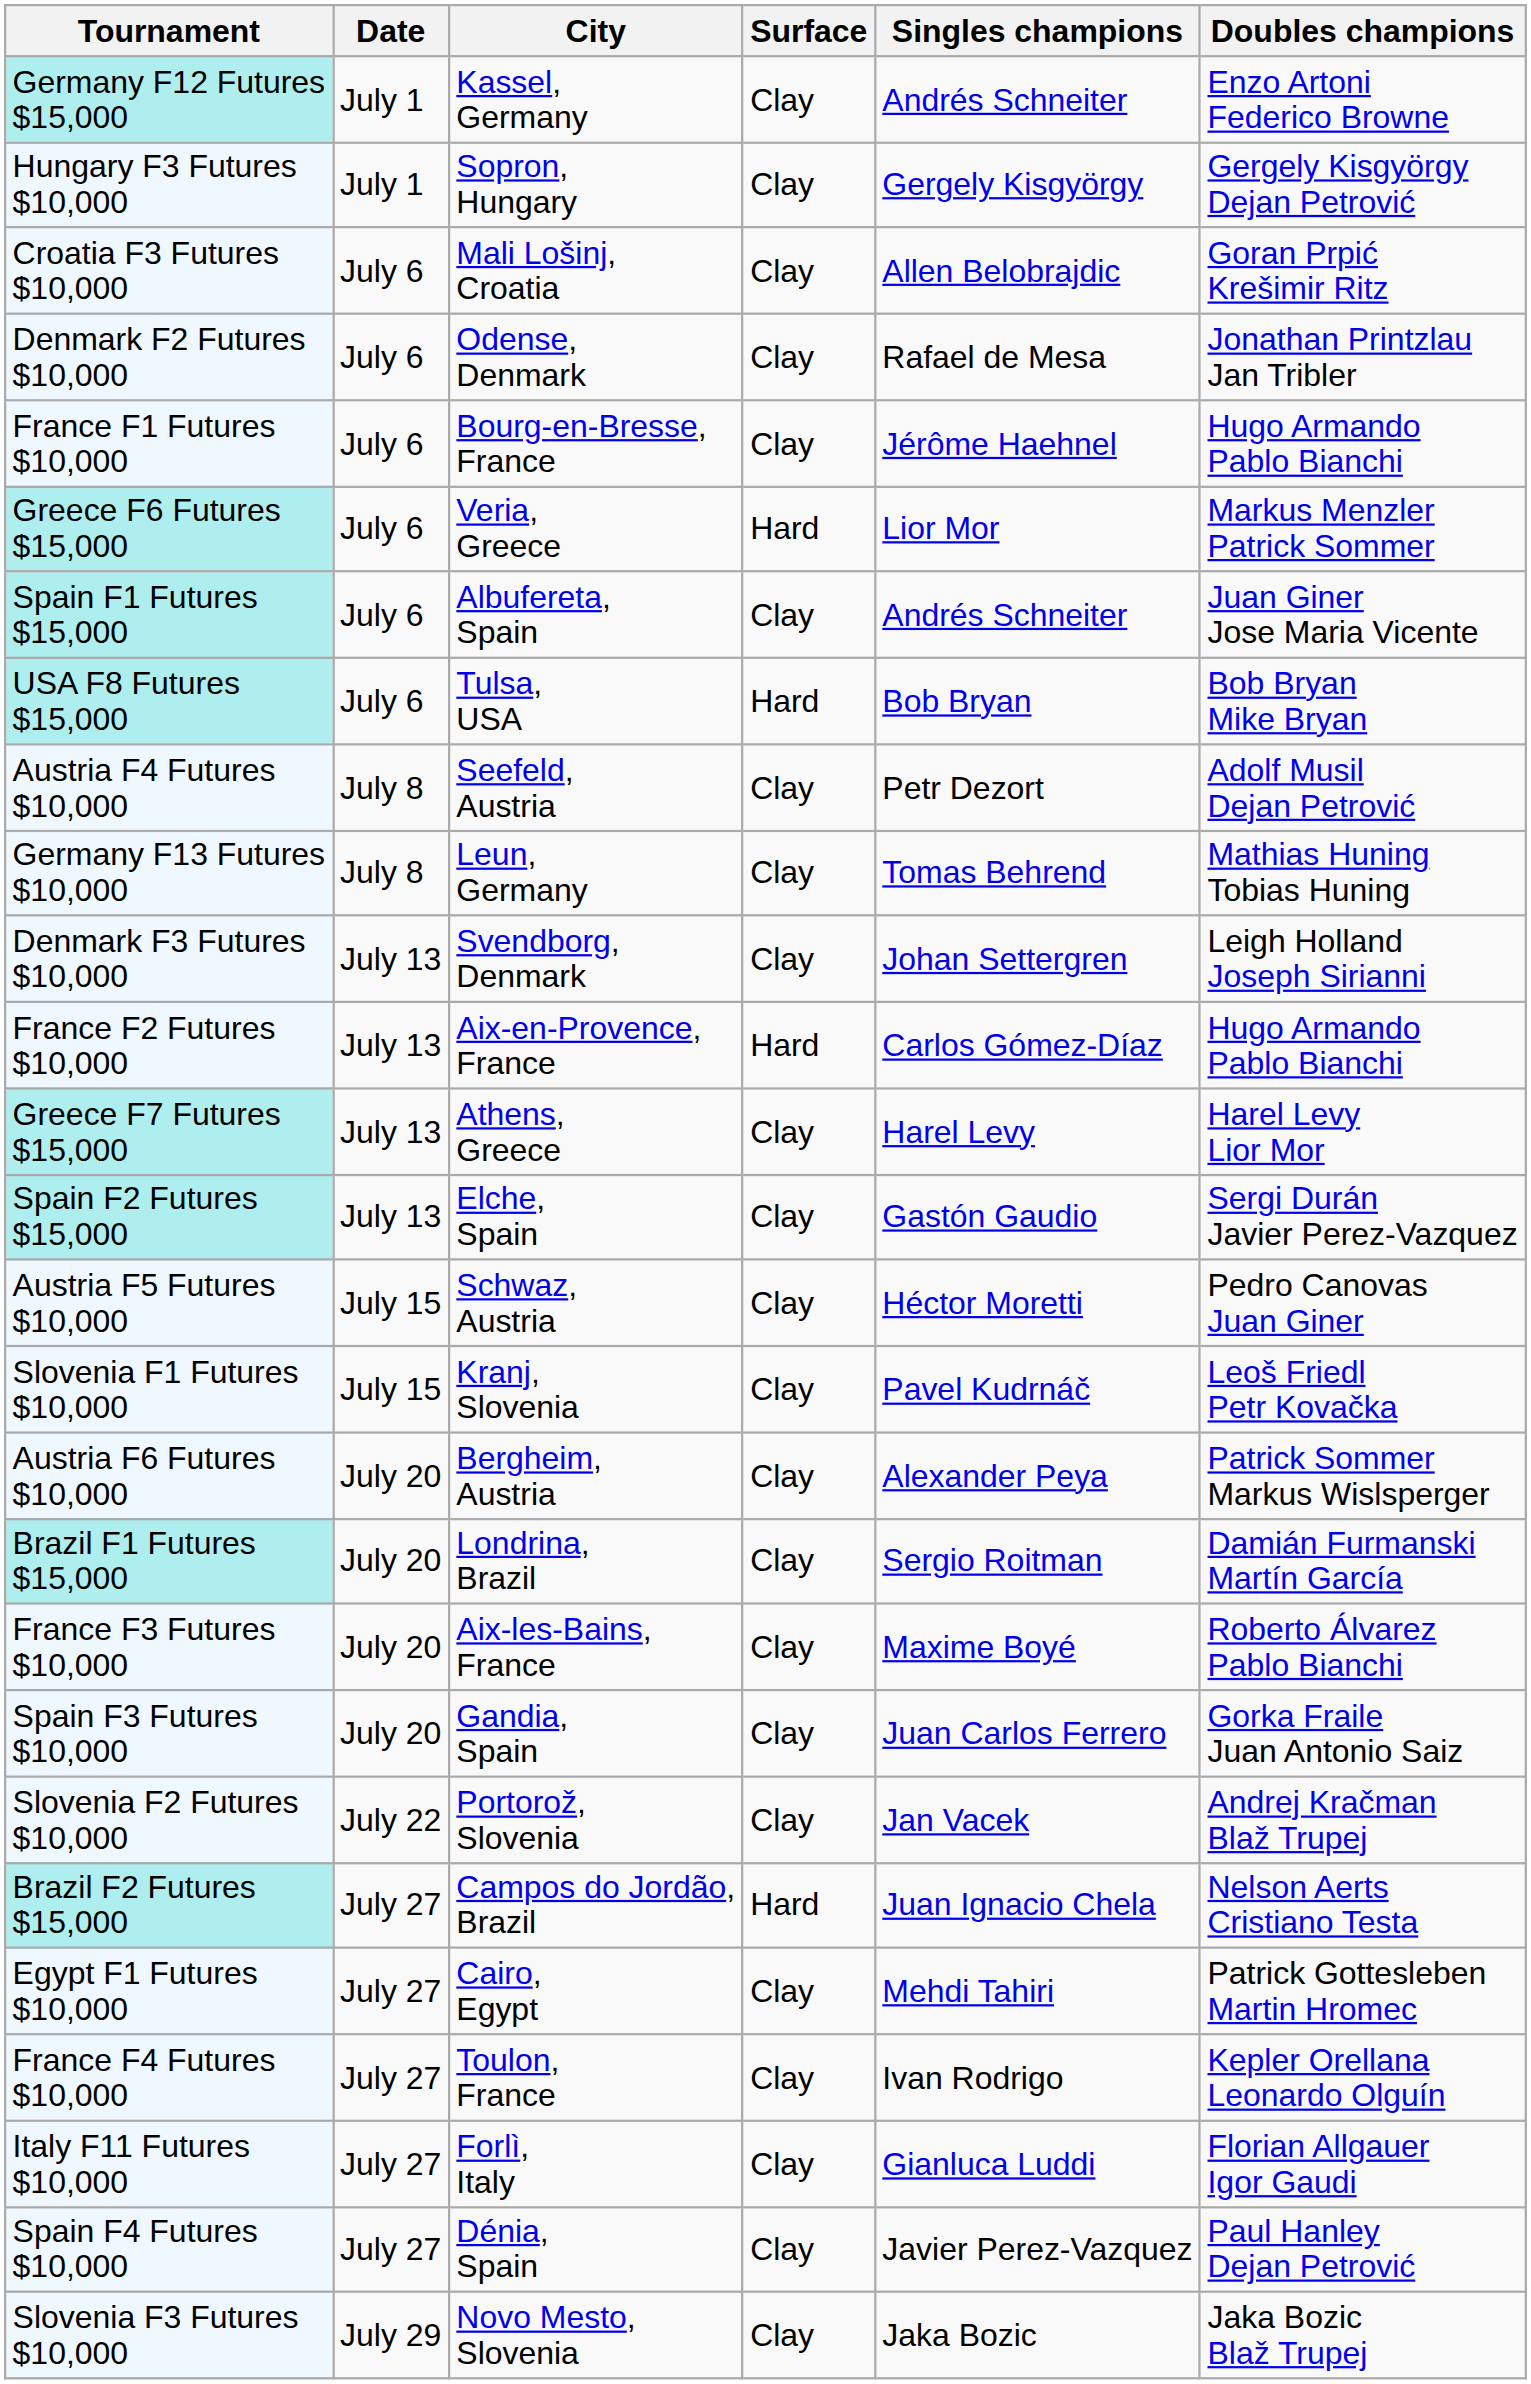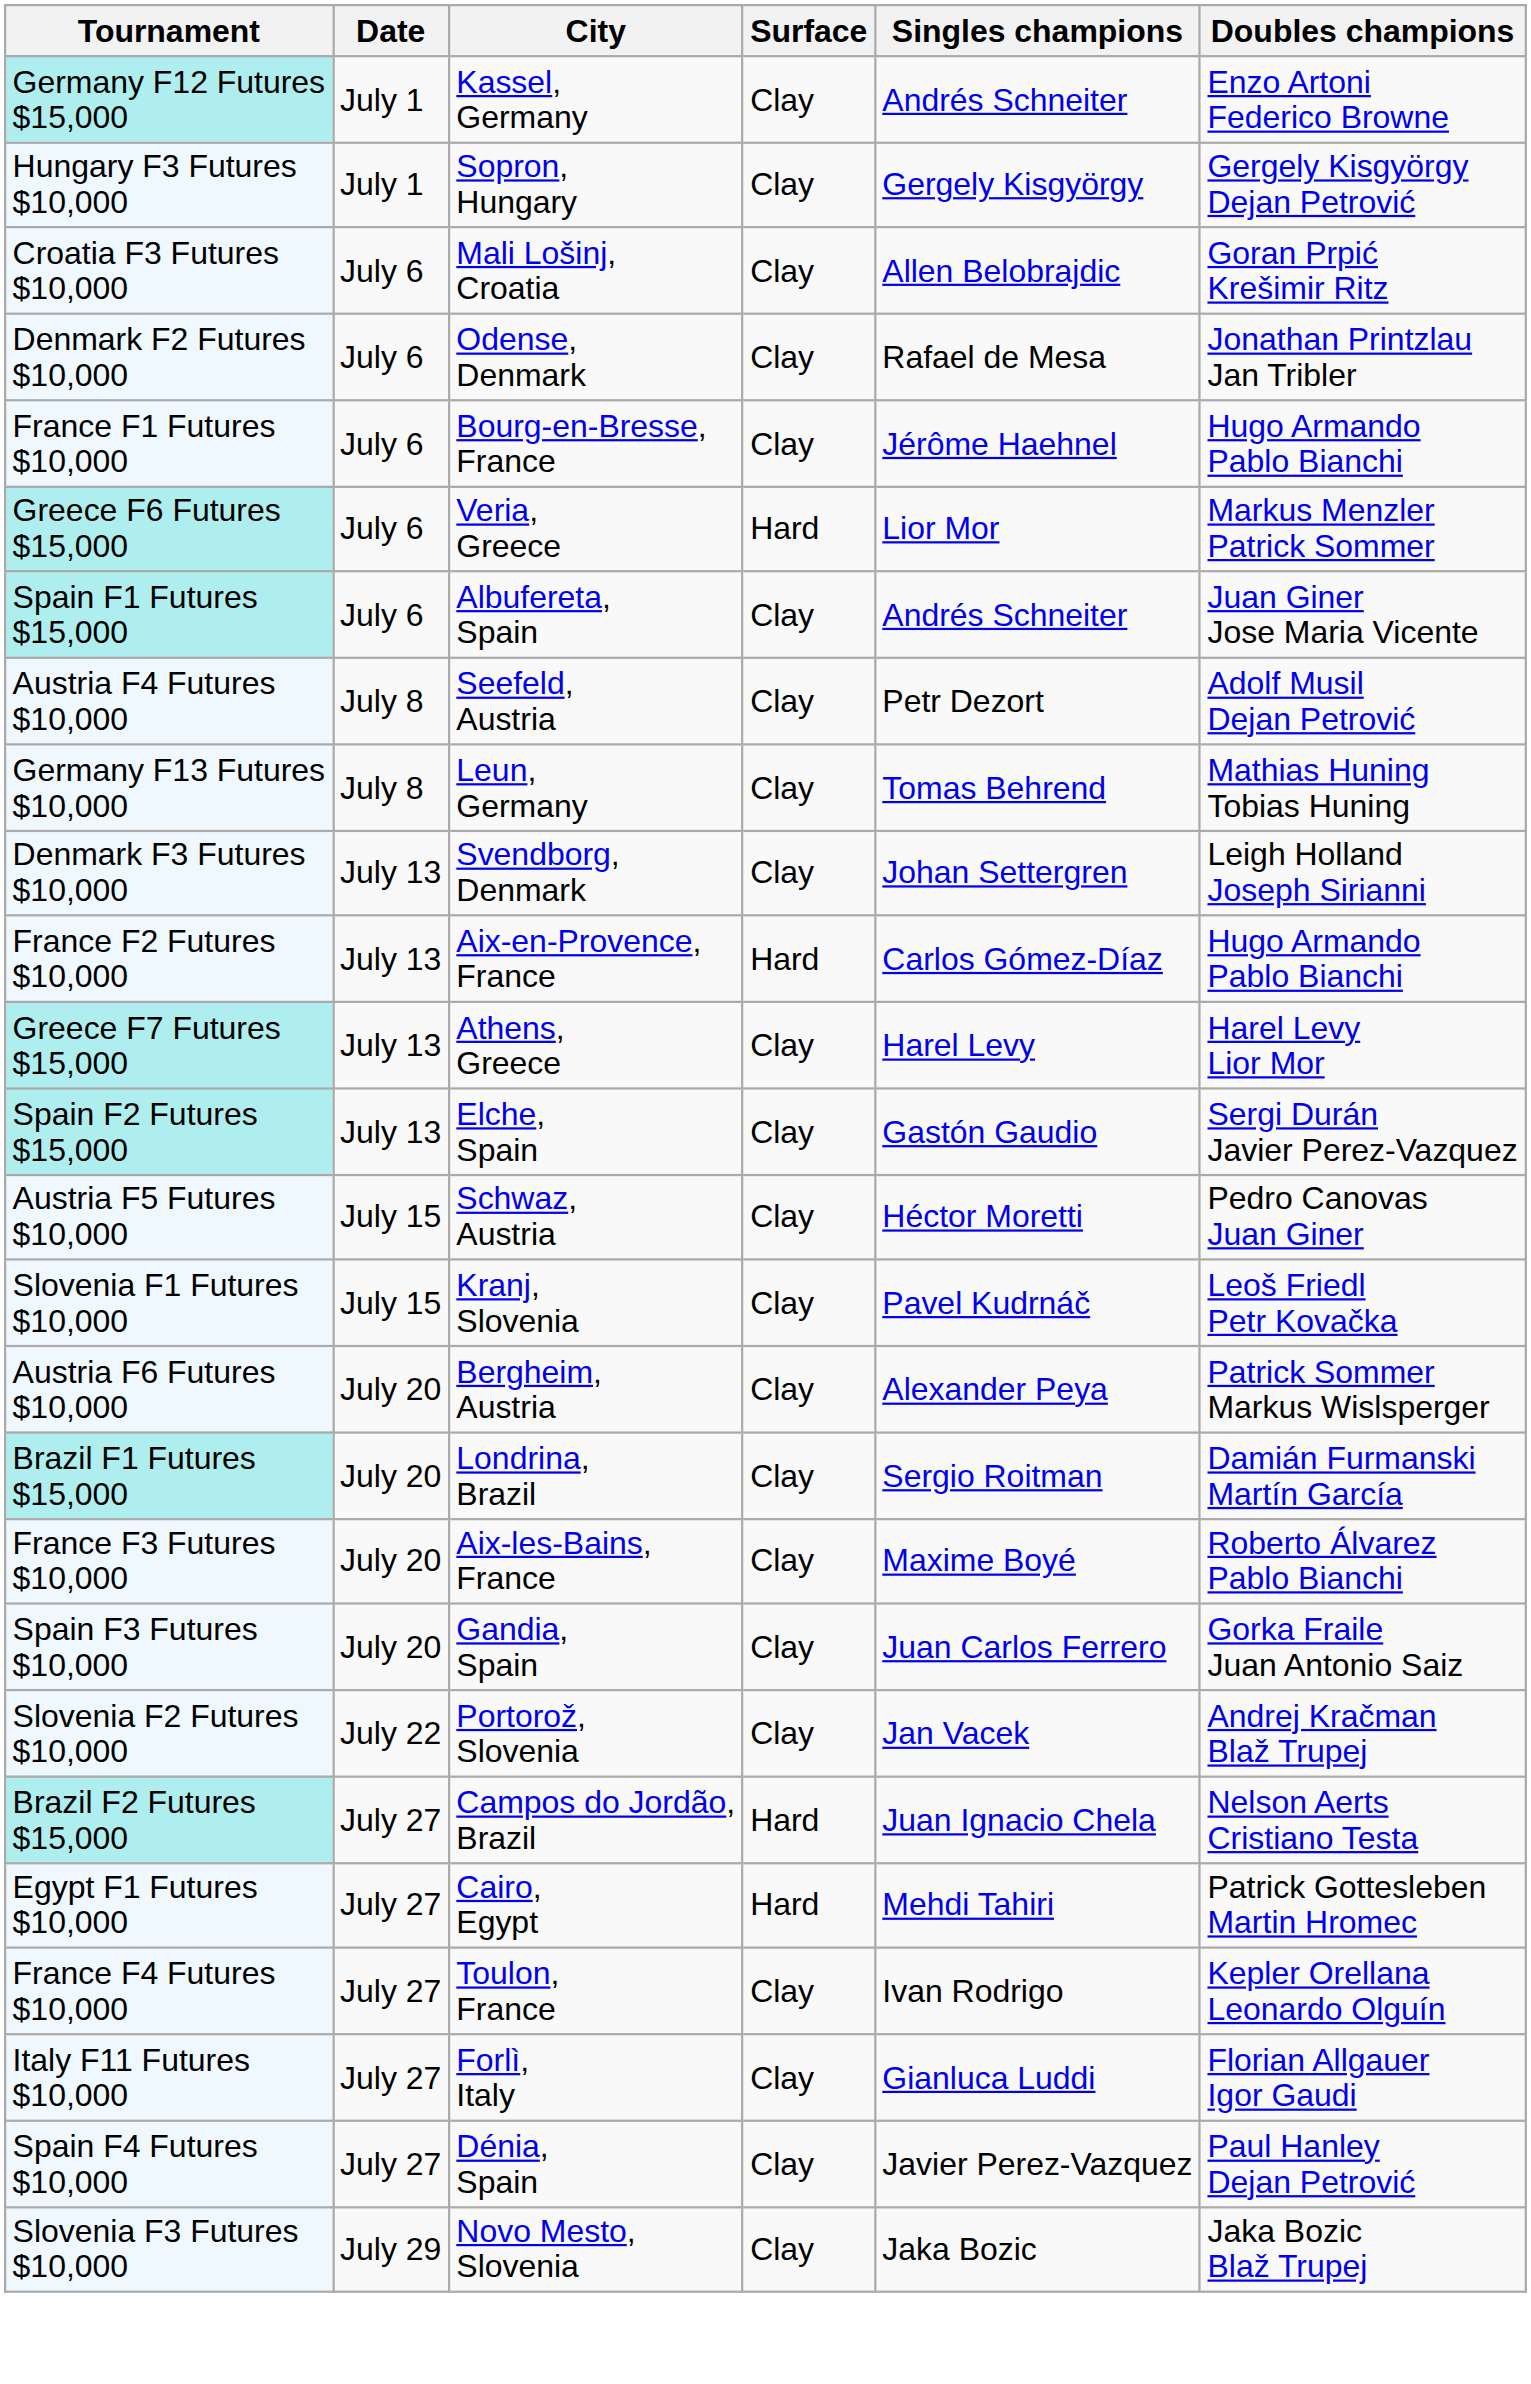- row: (126, 701)
(782, 1992) Clay -> (785, 1906) Hard
